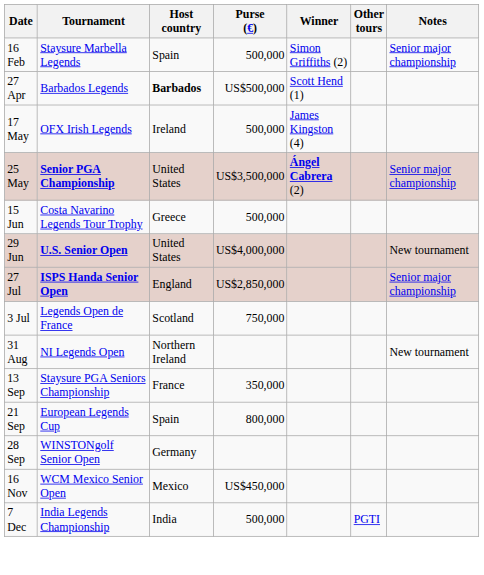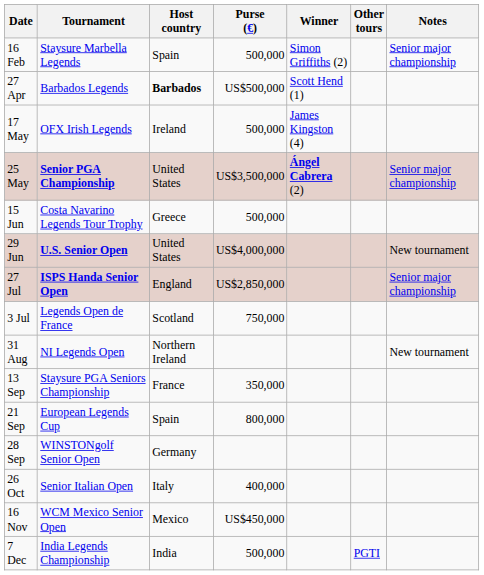+ row: (16, 486)
